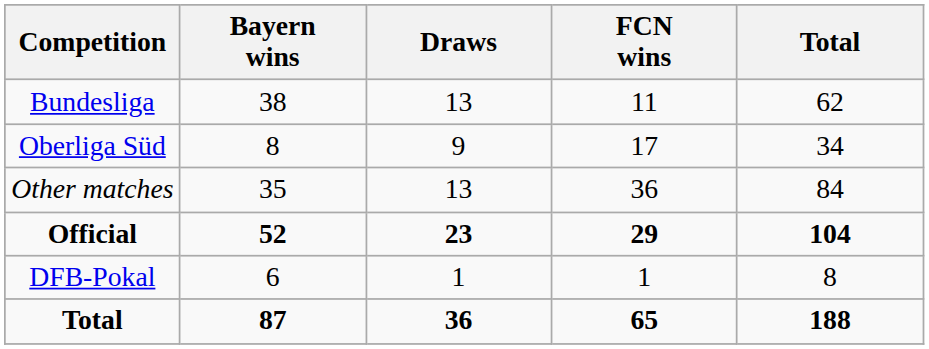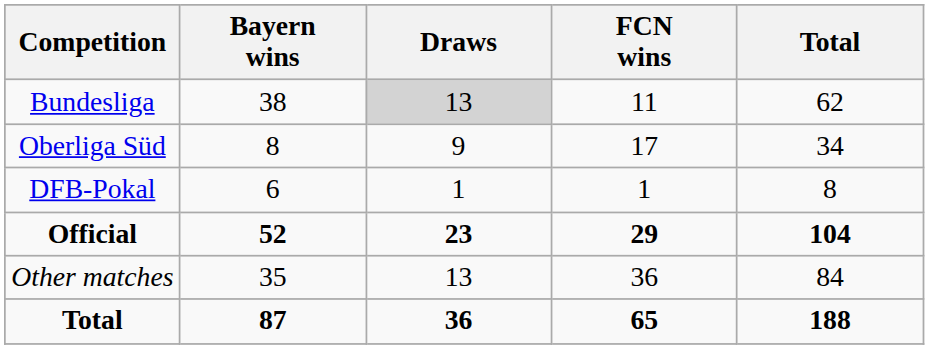(458, 101) no background -> (458, 101) lightgrey background
rows swapped: (92, 277) <-> (92, 189)
